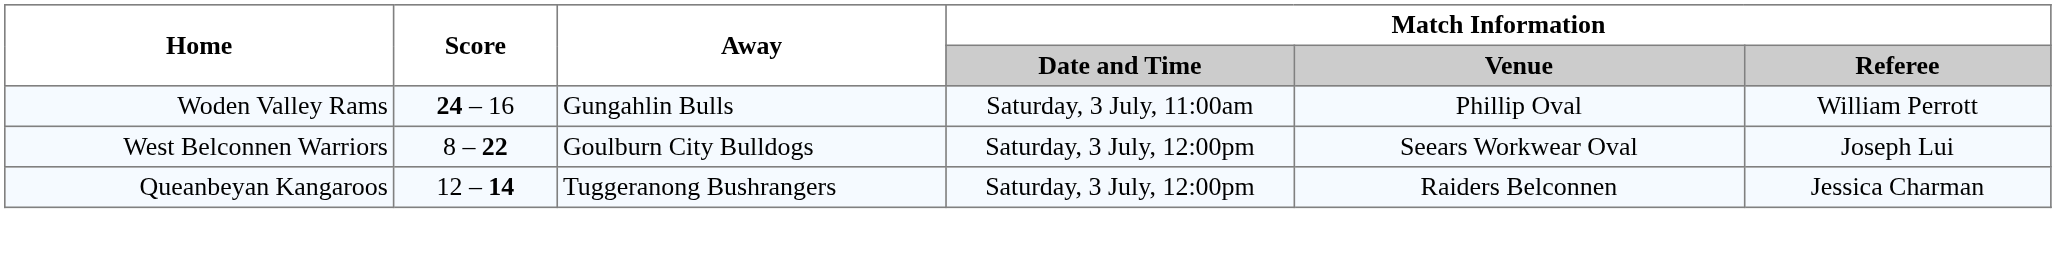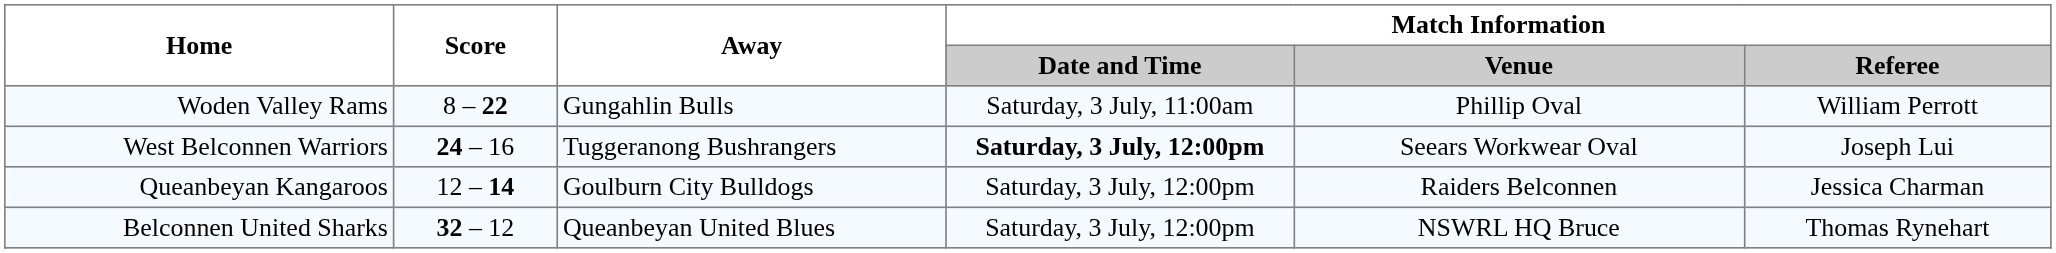(475, 105) 24 – 16 -> (475, 105) 8 – 22
(475, 146) 8 – 22 -> (475, 146) 24 – 16
(688, 146) Goulburn City Bulldogs -> (700, 146) Tuggeranong Bushrangers
(1120, 146) normal -> (1120, 146) bold
(700, 186) Tuggeranong Bushrangers -> (688, 186) Goulburn City Bulldogs
+ row: (255, 227)
